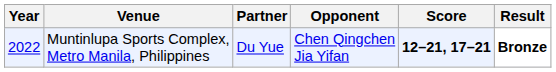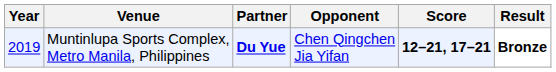(24, 47) 2022 -> (24, 47) 2019
(260, 47) normal -> (261, 47) bold
